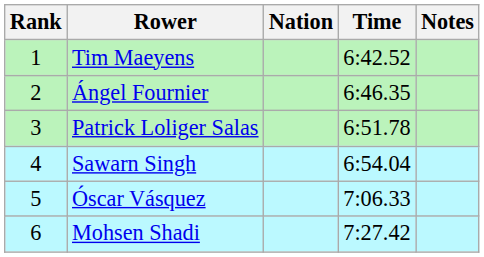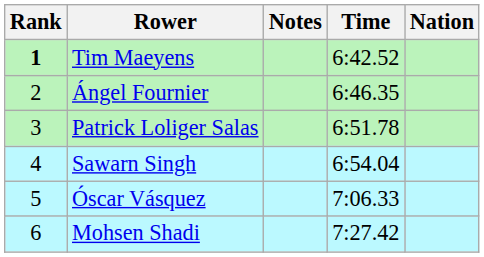columns swapped: (301, 22) <-> (447, 22)
(36, 57) normal -> (36, 57) bold
